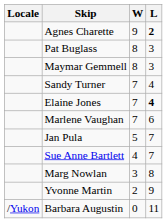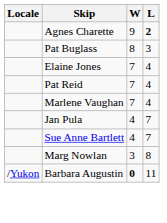- row: (86, 66)
- row: (75, 84)
(151, 102) bold -> (148, 66) normal
+ row: (64, 84)
(151, 119) 6 -> (148, 102) 4
(135, 137) 5 -> (132, 119) 4
- row: (78, 191)
(135, 208) normal -> (132, 173) bold
